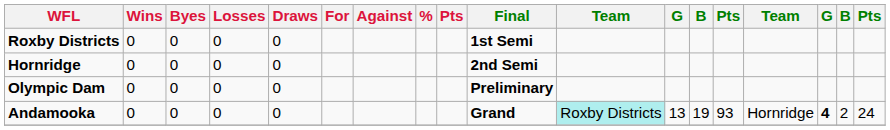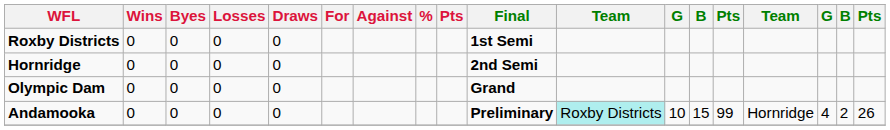(512, 88) Preliminary -> (493, 88) Grand
(493, 112) Grand -> (512, 112) Preliminary
(677, 112) 13 -> (677, 112) 10
(701, 112) 19 -> (701, 112) 15
(725, 112) 93 -> (725, 112) 99
(825, 112) bold -> (825, 112) normal
(866, 112) 24 -> (866, 112) 26
